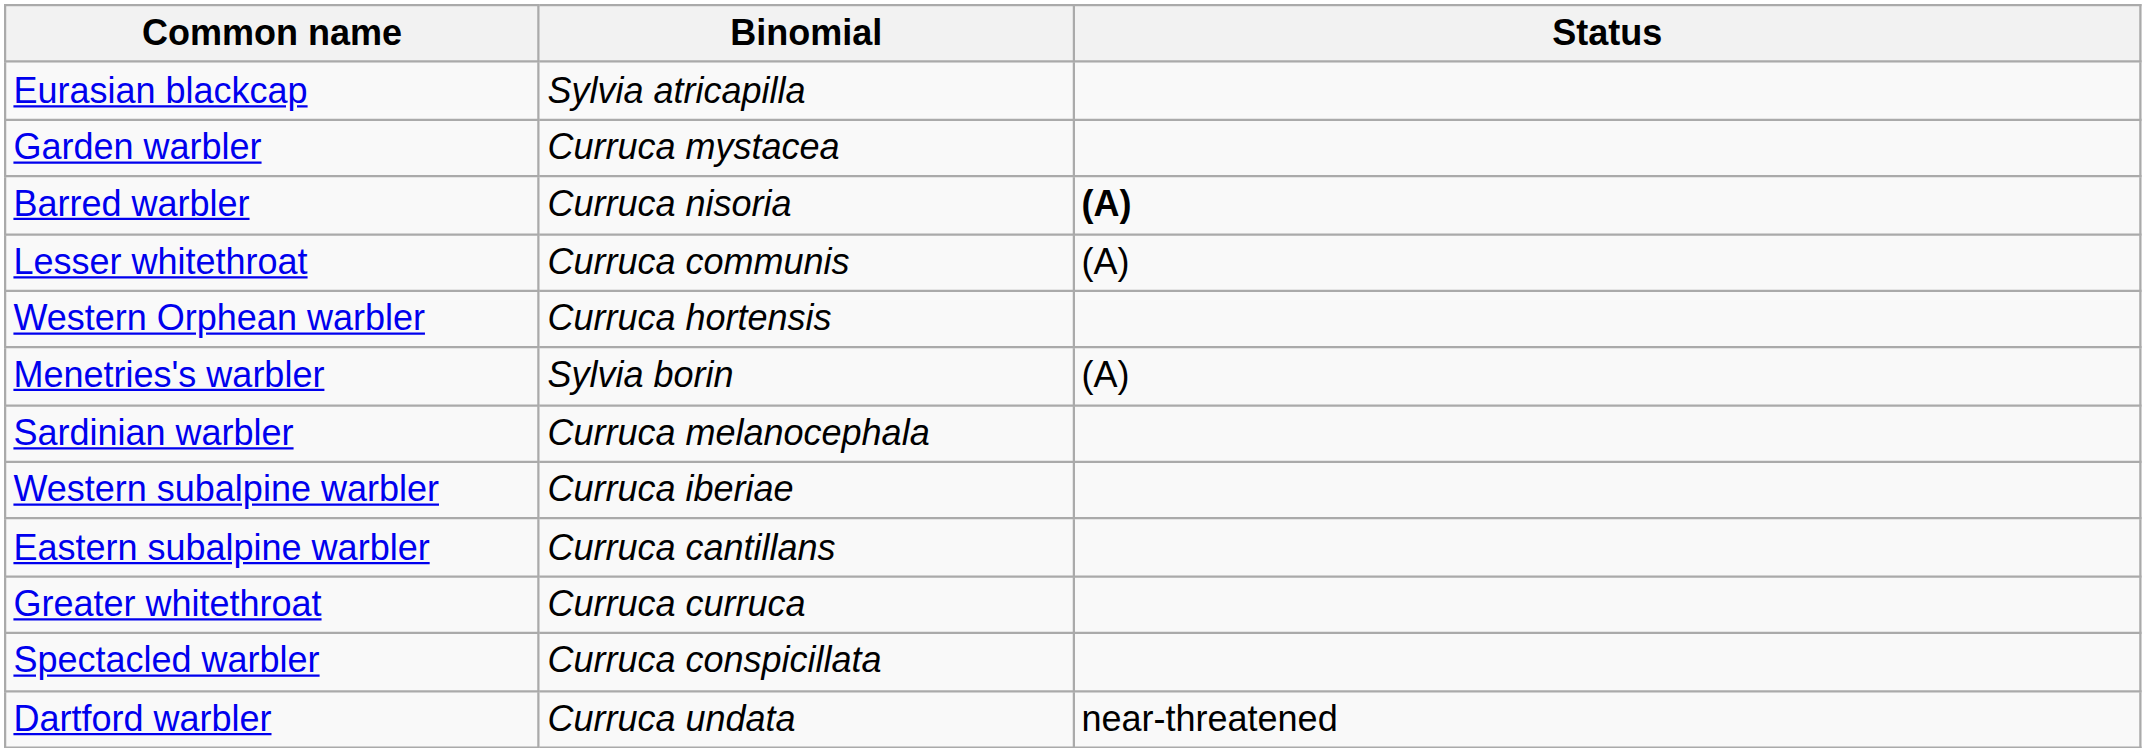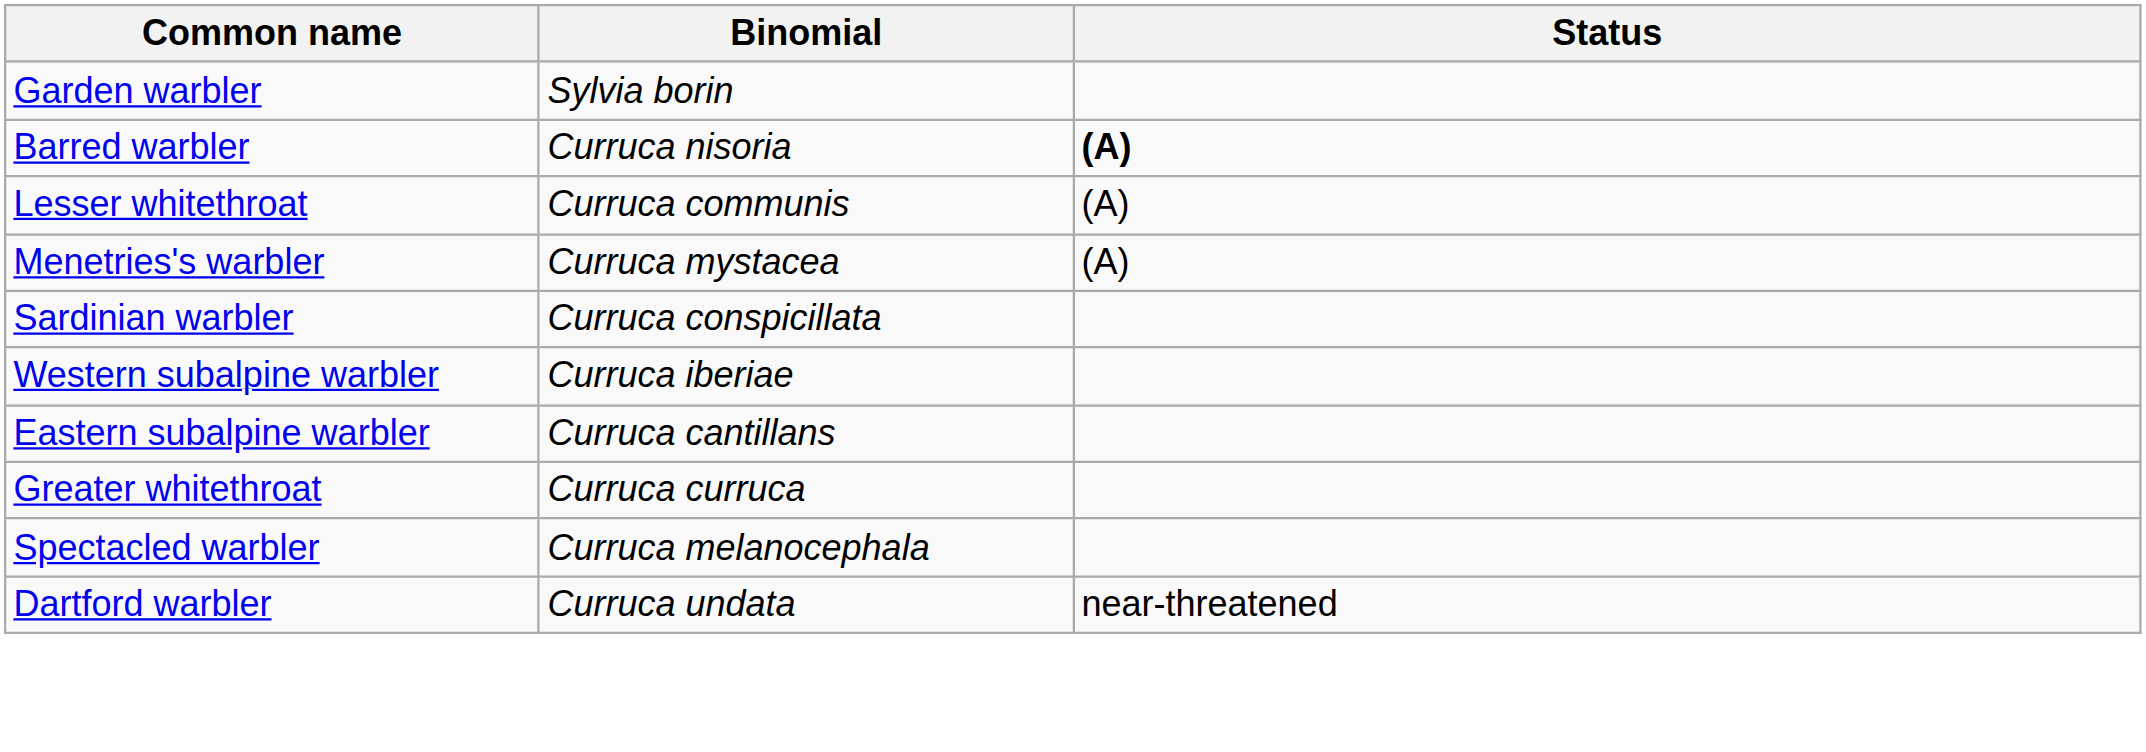- row: (161, 90)
(694, 147) Curruca mystacea -> (640, 90) Sylvia borin
- row: (219, 318)
(640, 375) Sylvia borin -> (694, 261) Curruca mystacea
(739, 432) Curruca melanocephala -> (715, 318) Curruca conspicillata
(715, 661) Curruca conspicillata -> (739, 546) Curruca melanocephala
